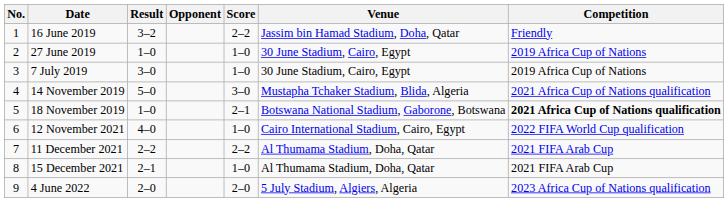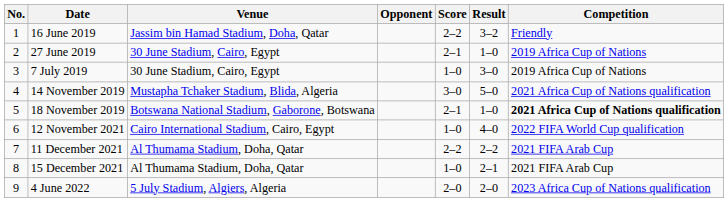columns swapped: (383, 14) <-> (147, 14)
(241, 52) 1–0 -> (452, 52) 2–1
